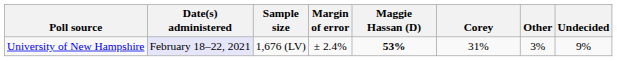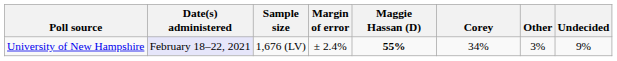(394, 46) 53% -> (394, 46) 55%
(478, 46) 31% -> (478, 46) 34%
